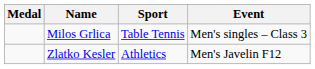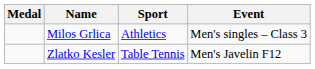(153, 34) Table Tennis -> (144, 34) Athletics
(144, 53) Athletics -> (153, 53) Table Tennis
